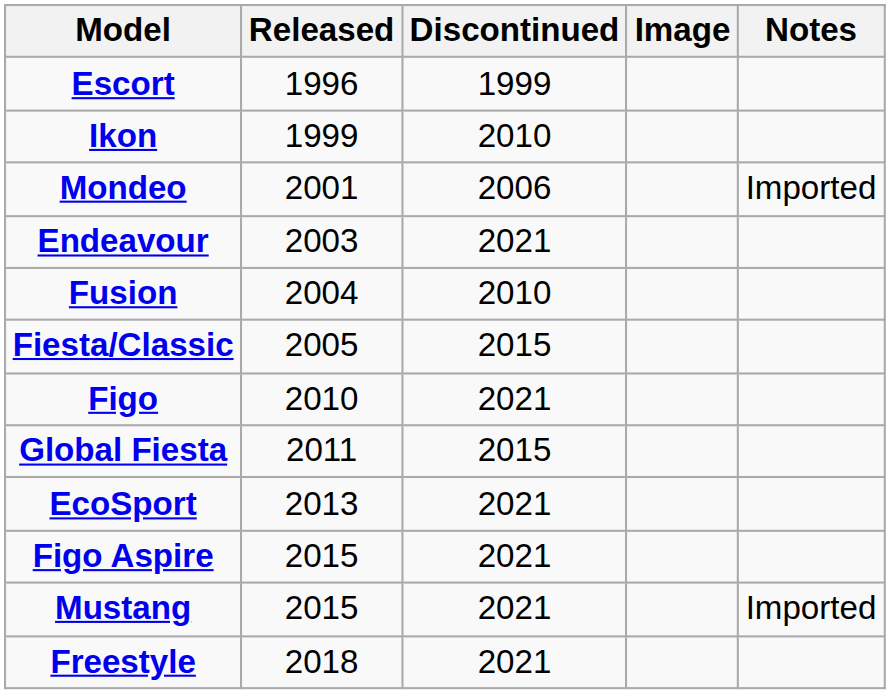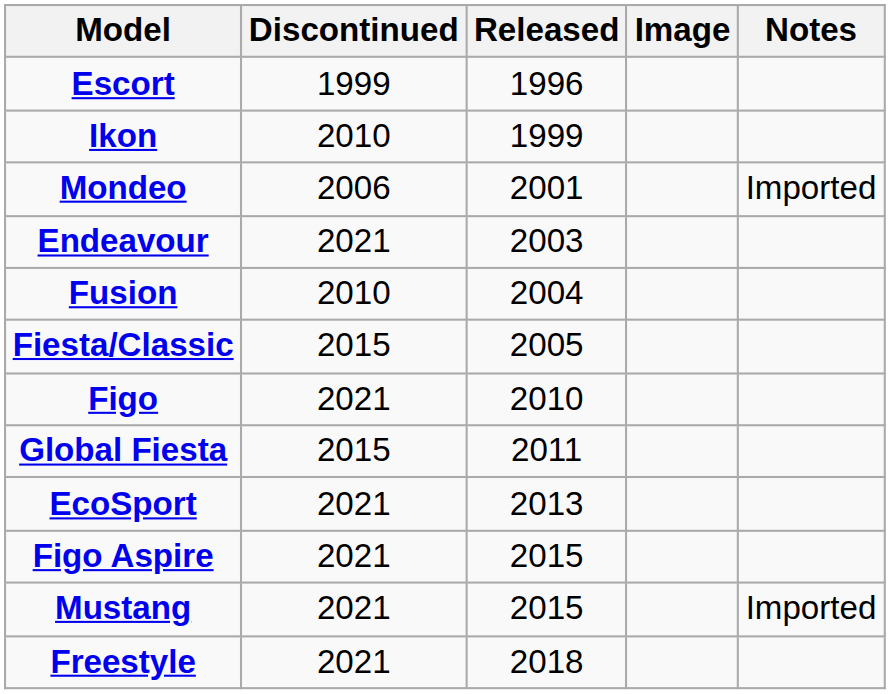columns swapped: (322, 30) <-> (514, 30)
